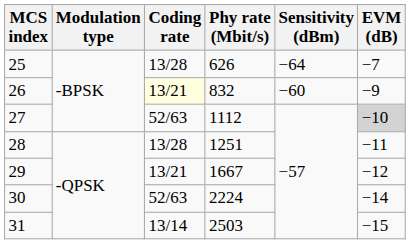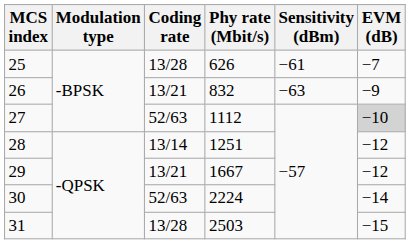(292, 63) −64 -> (292, 63) −61
(168, 90) lightyellow background -> (168, 90) no background
(292, 90) −60 -> (292, 90) −63
(168, 144) 13/28 -> (168, 144) 13/14
(375, 144) −11 -> (375, 144) −12
(168, 225) 13/14 -> (168, 225) 13/28
